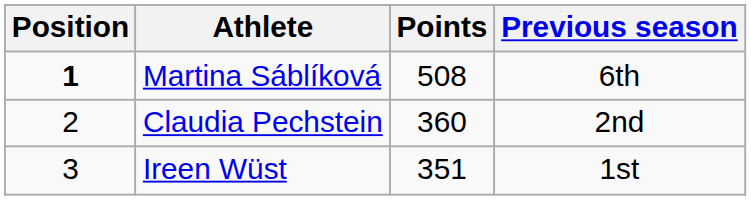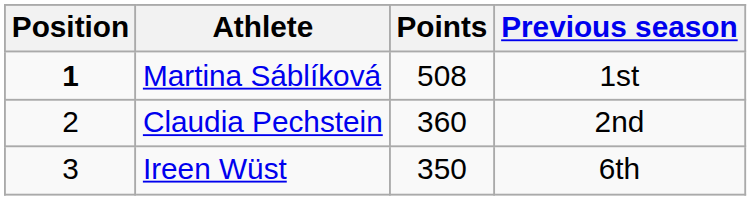(619, 75) 6th -> (619, 75) 1st
(442, 169) 351 -> (442, 169) 350
(619, 169) 1st -> (619, 169) 6th
